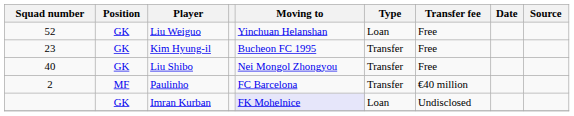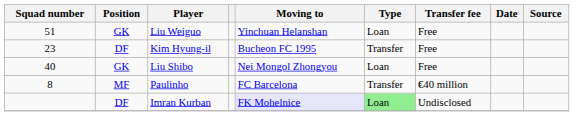(50, 31) 52 -> (50, 31) 51
(122, 49) GK -> (122, 49) DF
(385, 66) Transfer -> (378, 66) Loan
(50, 84) 2 -> (50, 84) 8
(122, 102) GK -> (122, 102) DF
(378, 102) no background -> (378, 102) lightgreen background
